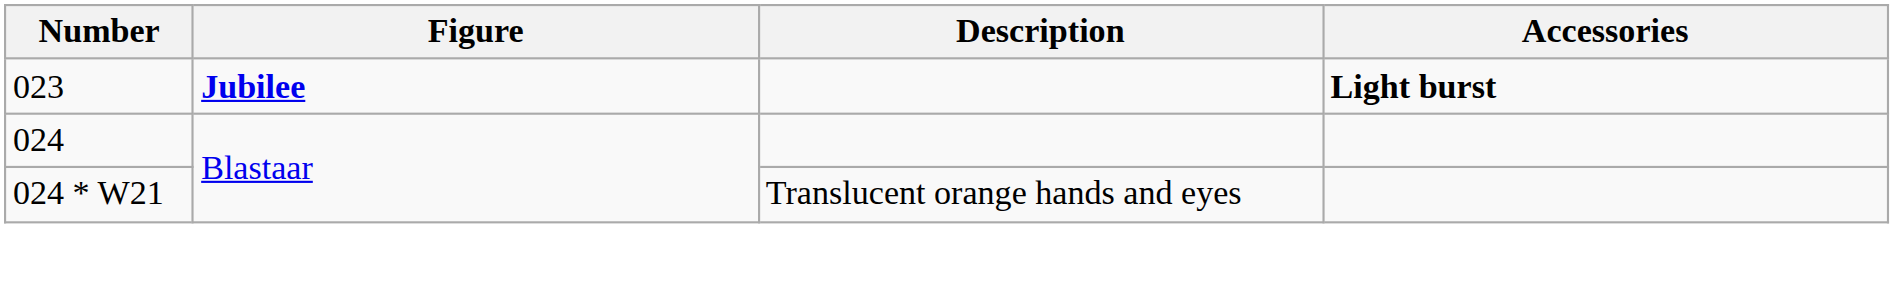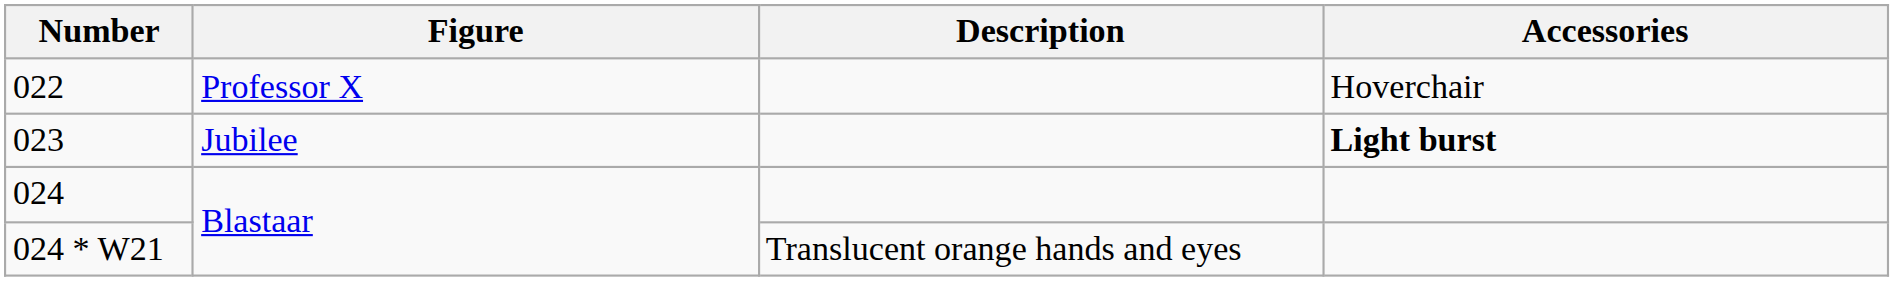+ row: (38, 85)
(253, 85) bold -> (249, 139) normal
